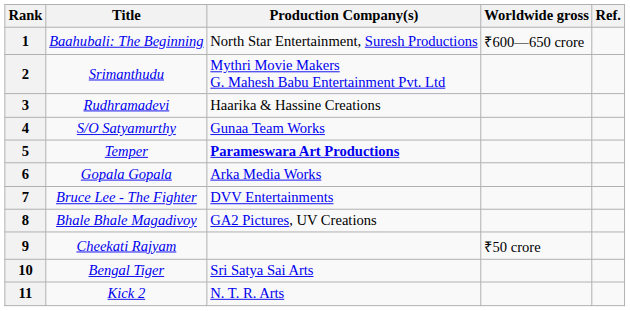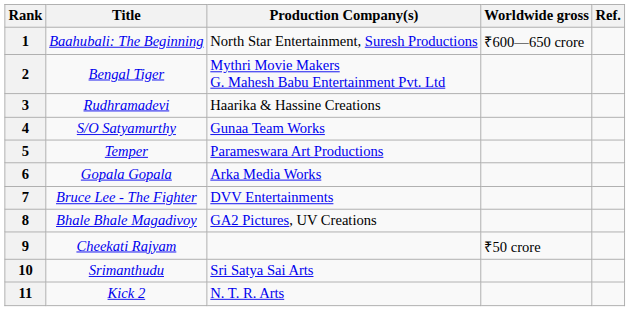(126, 74) Srimanthudu -> (126, 74) Bengal Tiger
(305, 151) bold -> (297, 151) normal
(126, 270) Bengal Tiger -> (126, 270) Srimanthudu
